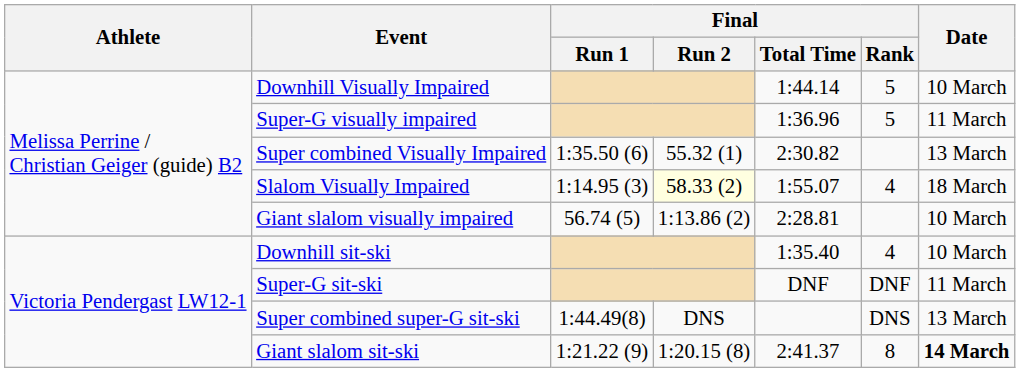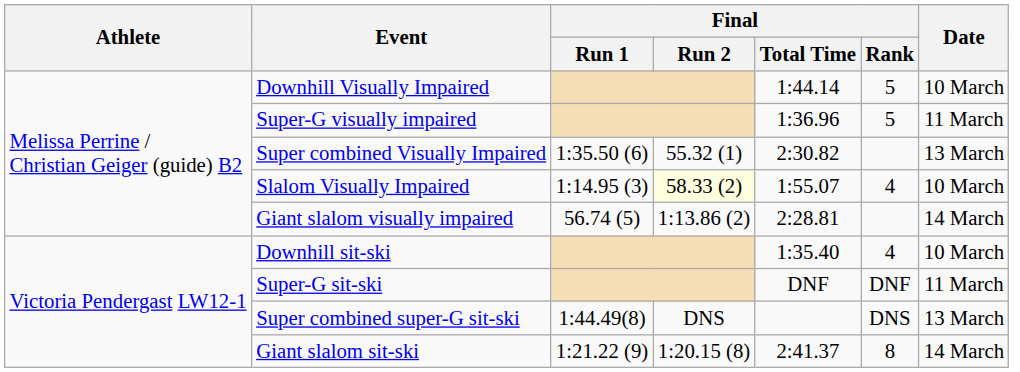(967, 185) 18 March -> (964, 185) 10 March
(967, 218) 10 March -> (964, 218) 14 March
(967, 350) bold -> (964, 350) normal
